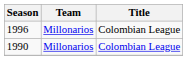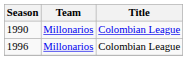rows swapped: (18, 47) <-> (18, 30)
